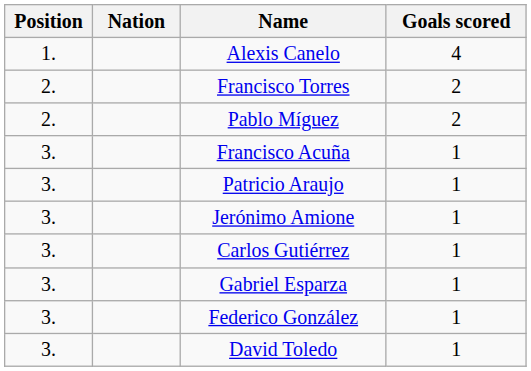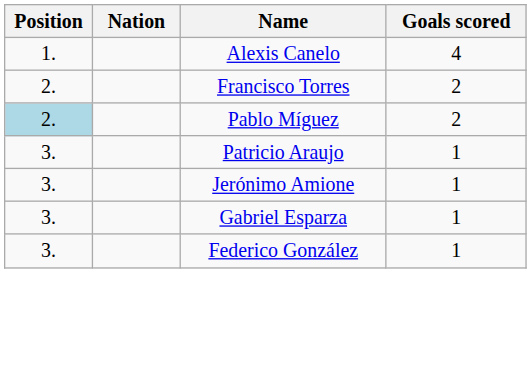(49, 119) no background -> (49, 119) lightblue background
- row: (283, 152)
- row: (283, 250)
- row: (283, 349)
